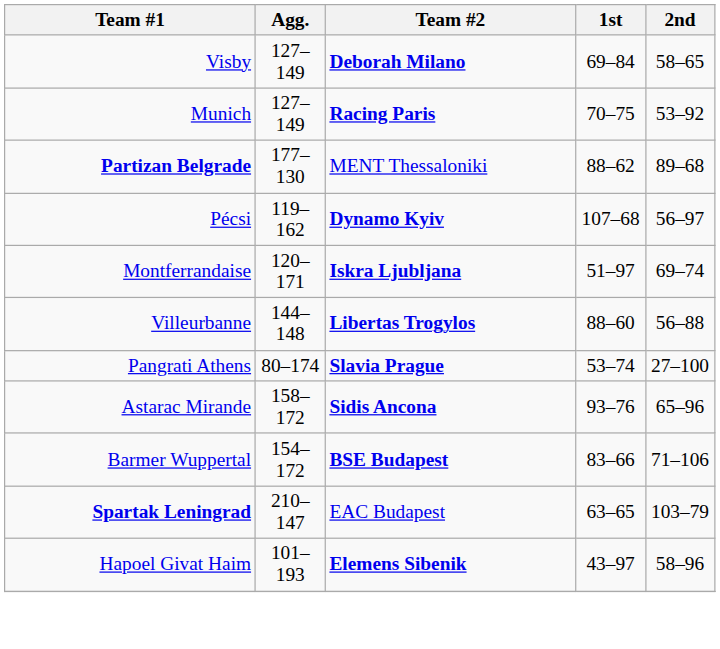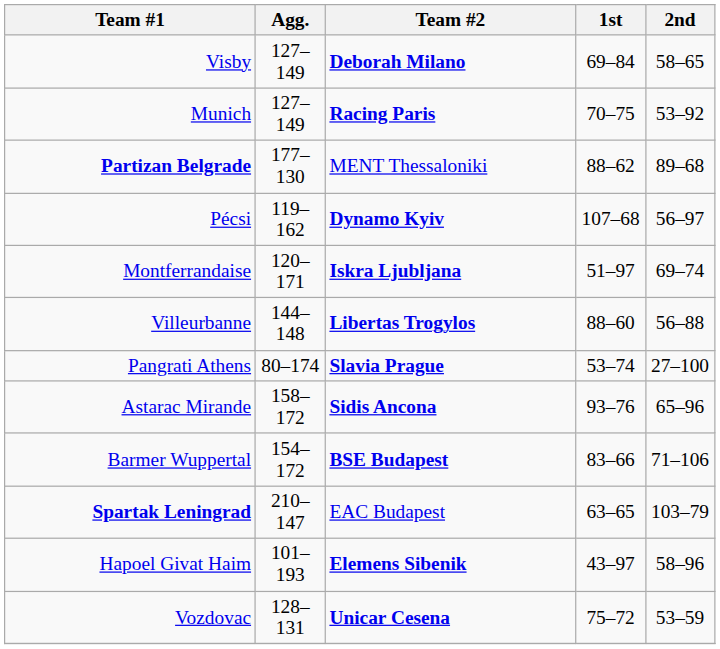+ row: (213, 616)
